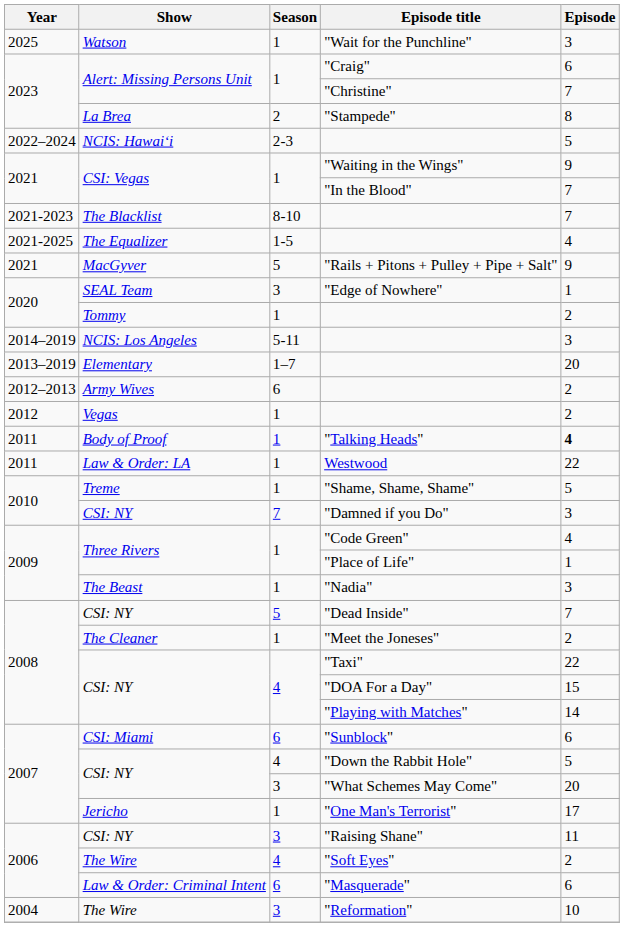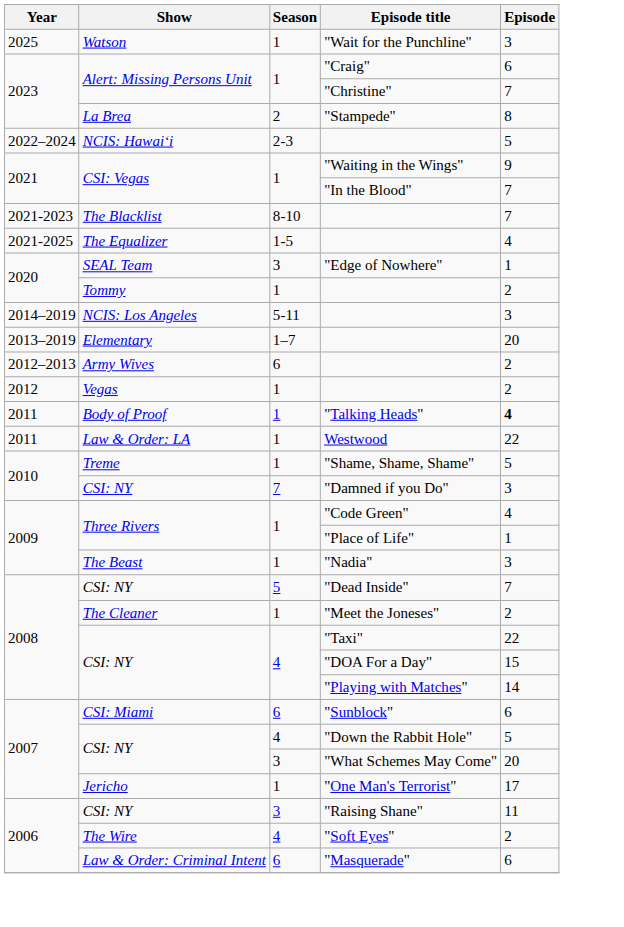- row: (114, 265)
- row: (110, 910)
